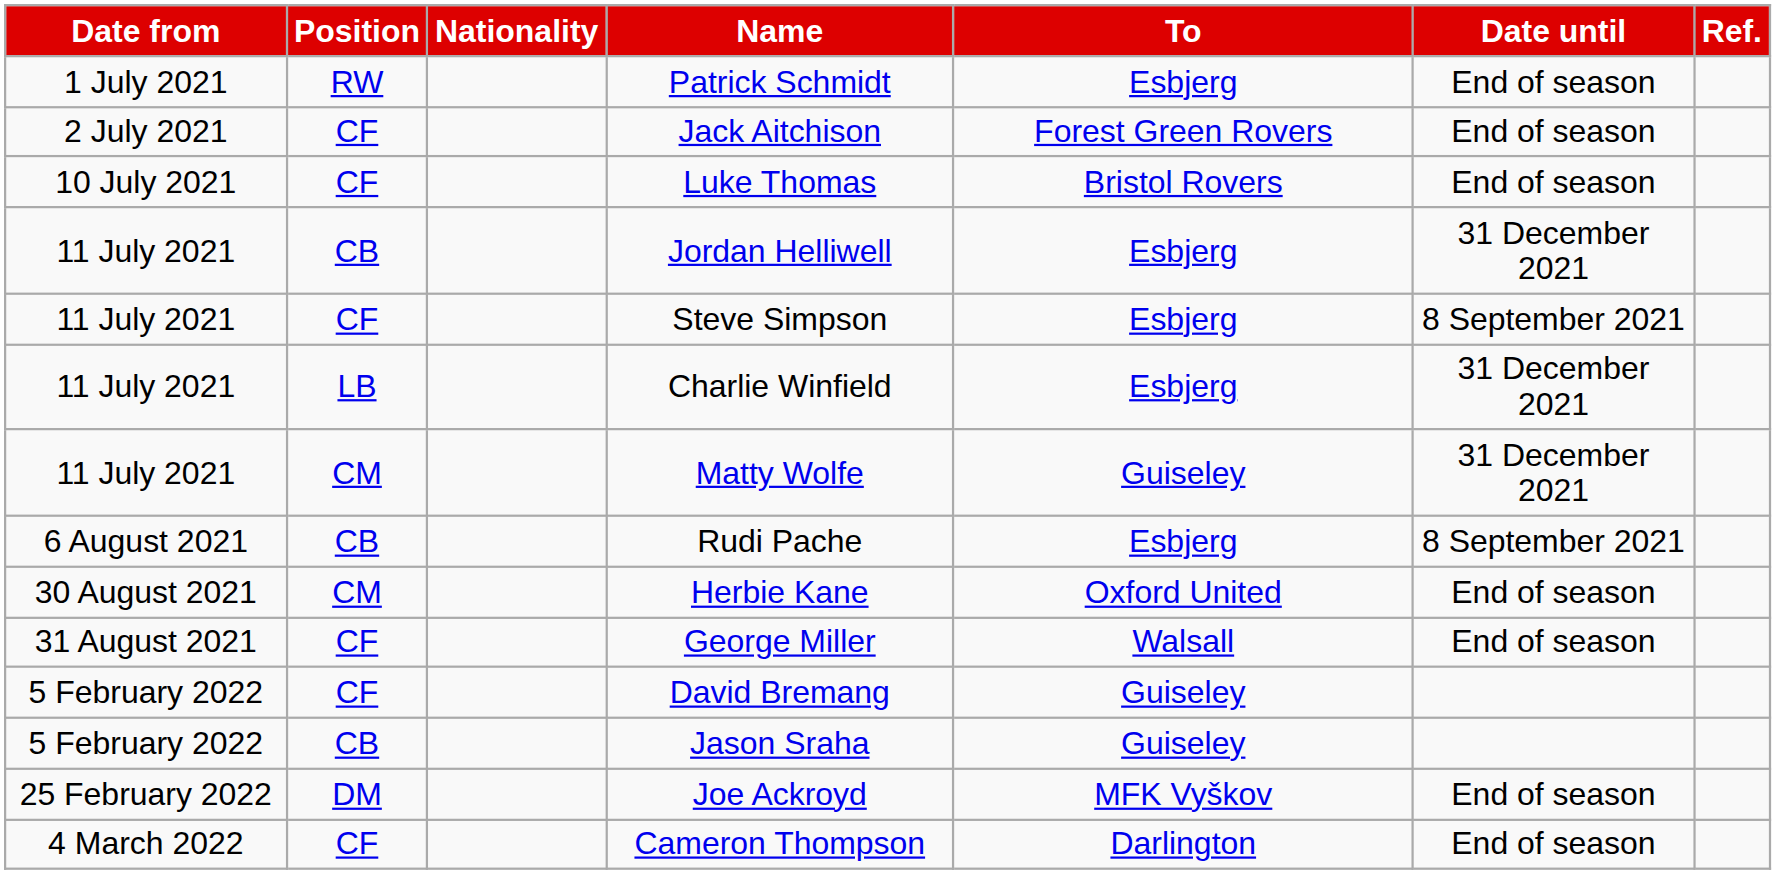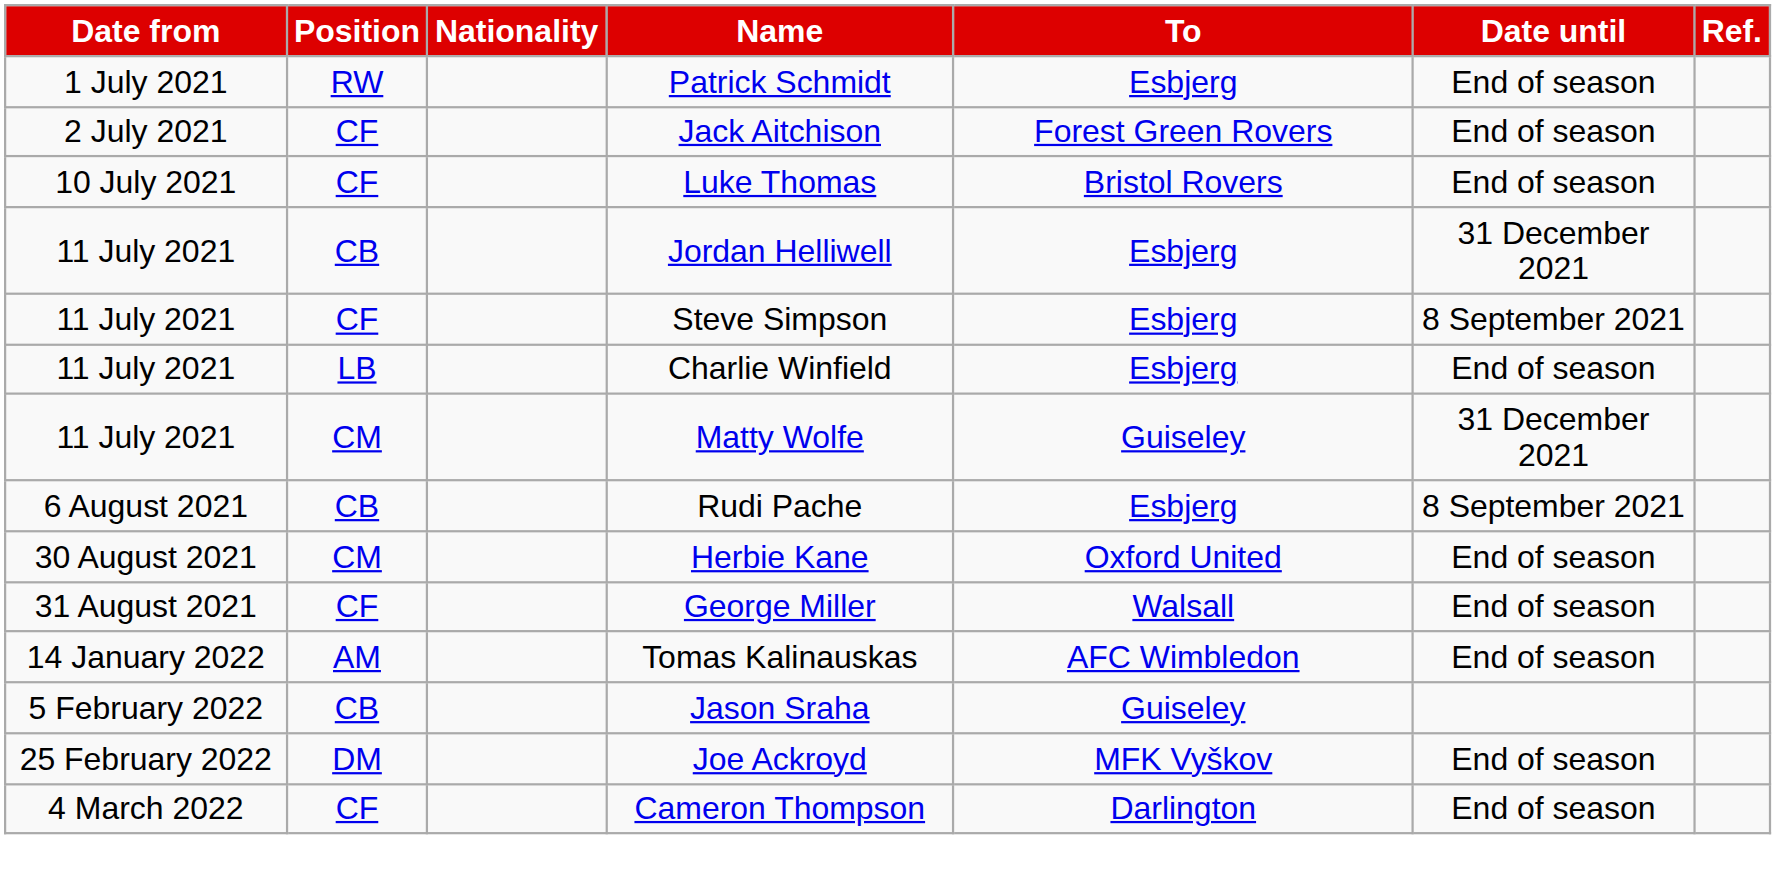(1553, 387) 31 December 2021 -> (1553, 369) End of season
+ row: (780, 657)
- row: (780, 693)
